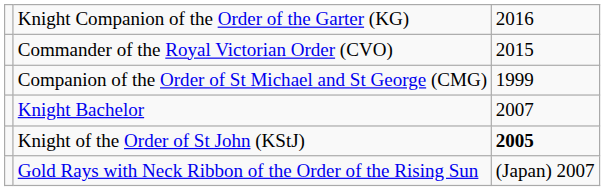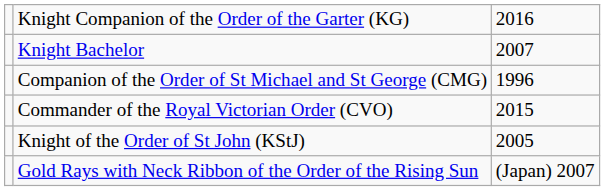rows swapped: (81, 110) <-> (205, 49)
(515, 79) 1999 -> (515, 79) 1996
(515, 140) bold -> (515, 140) normal
